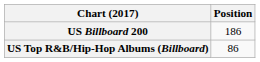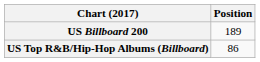(233, 31) 186 -> (233, 31) 189
